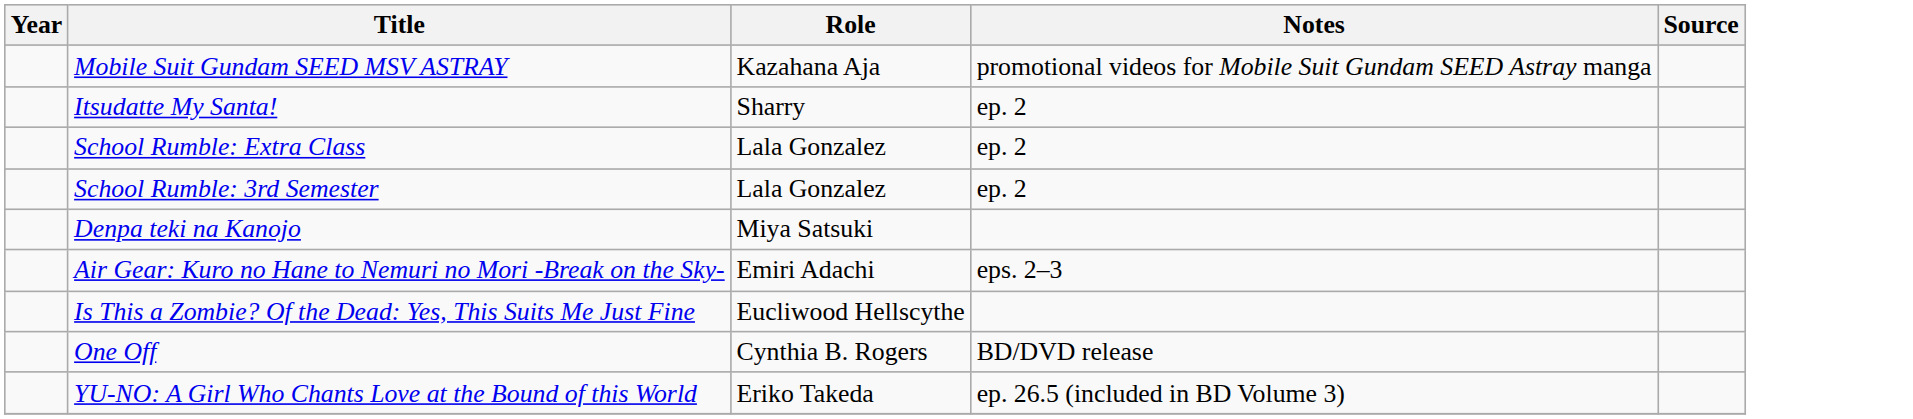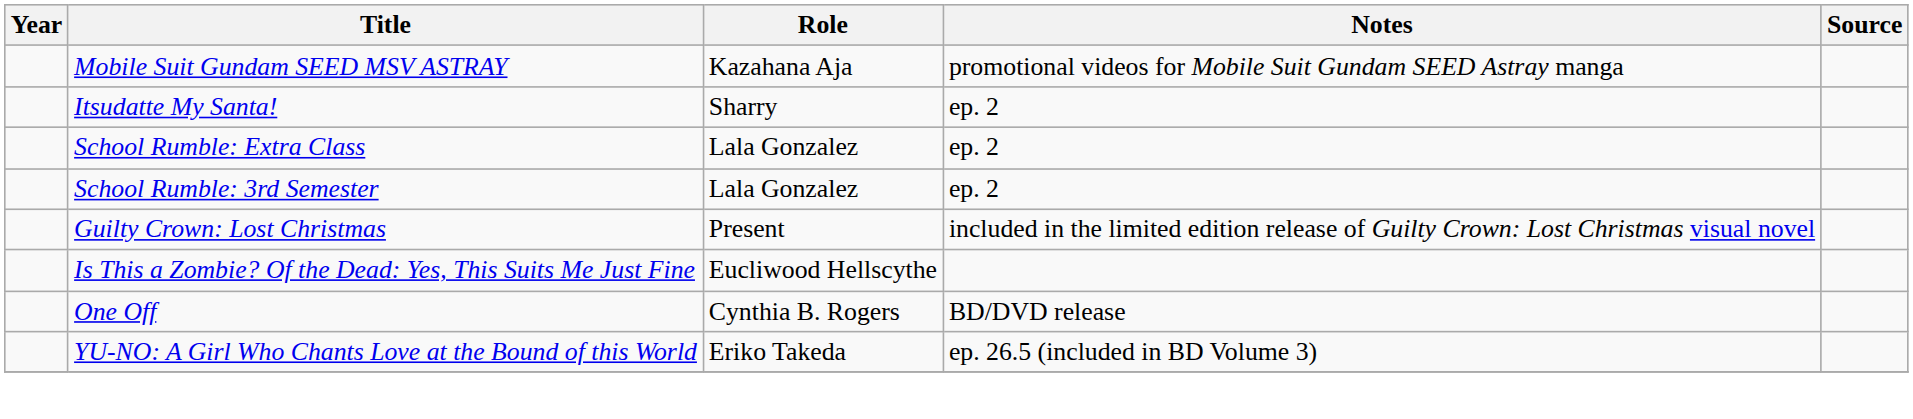- row: (188, 229)
- row: (399, 270)
+ row: (230, 229)
